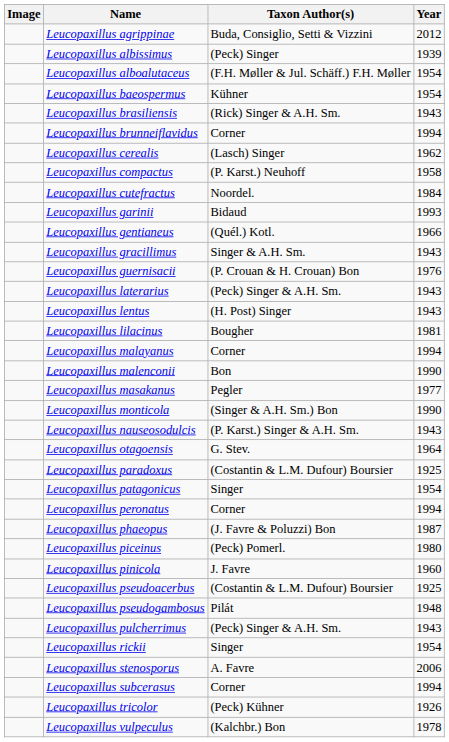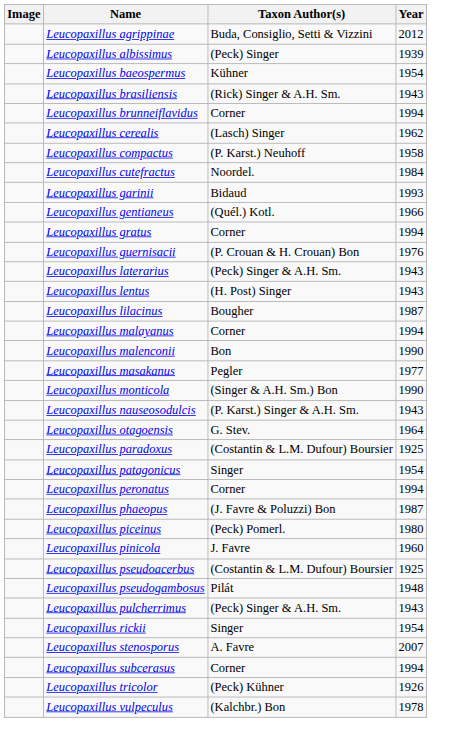- row: (118, 73)
- row: (111, 251)
+ row: (99, 232)
(429, 331) 1981 -> (411, 311) 1987
(429, 667) 2006 -> (411, 647) 2007
